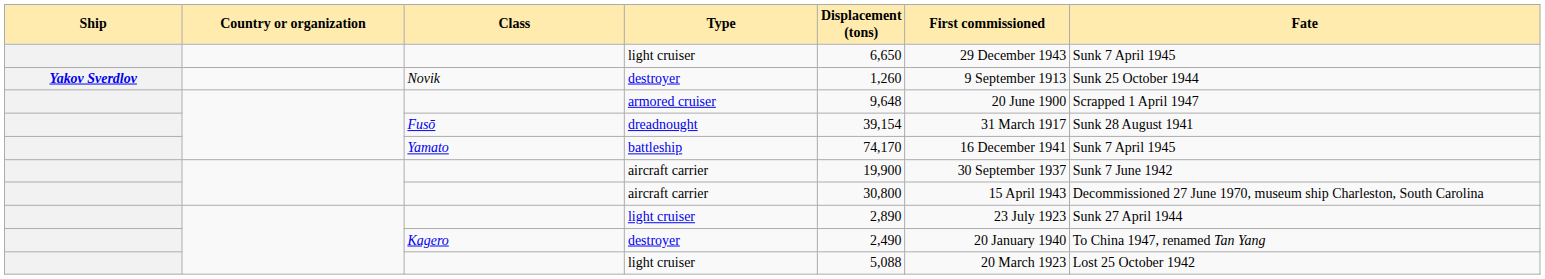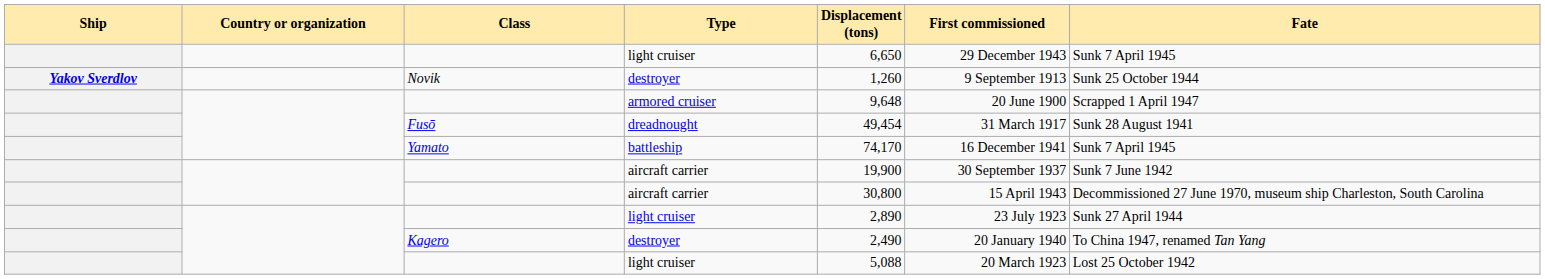(882, 125) 39,154 -> (882, 125) 49,454
